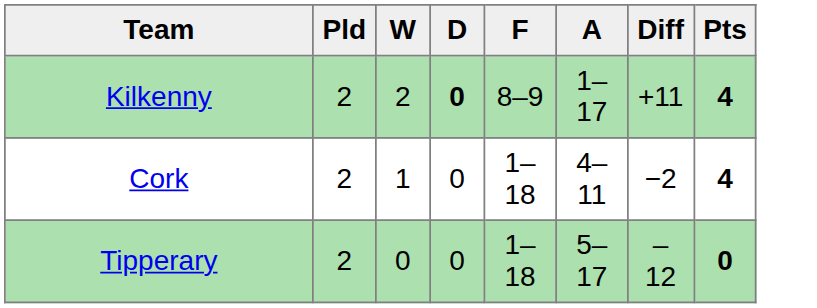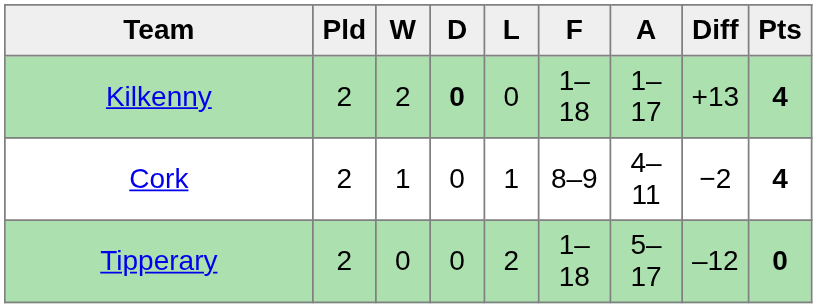+ column: (511, 29)
(520, 96) 8–9 -> (574, 96) 1–18
(661, 96) +11 -> (715, 96) +13
(520, 178) 1–18 -> (574, 178) 8–9
